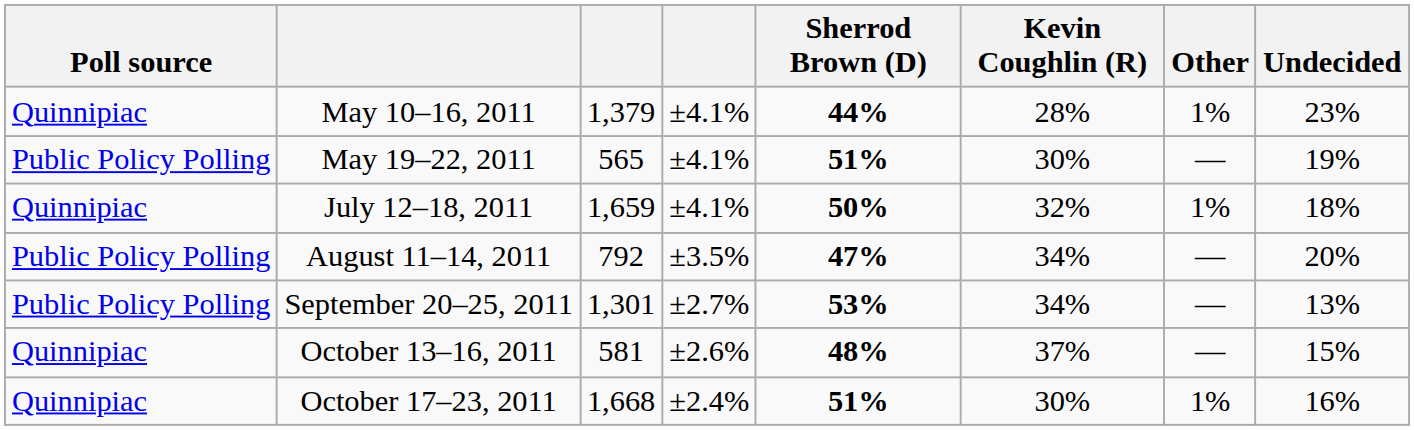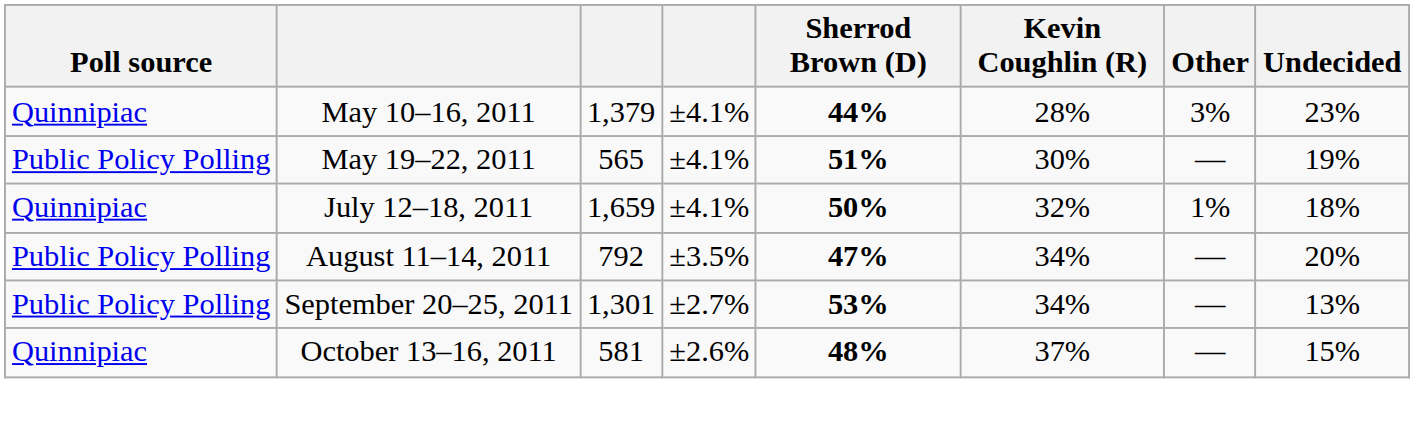(1210, 111) 1% -> (1210, 111) 3%
- row: (429, 400)
